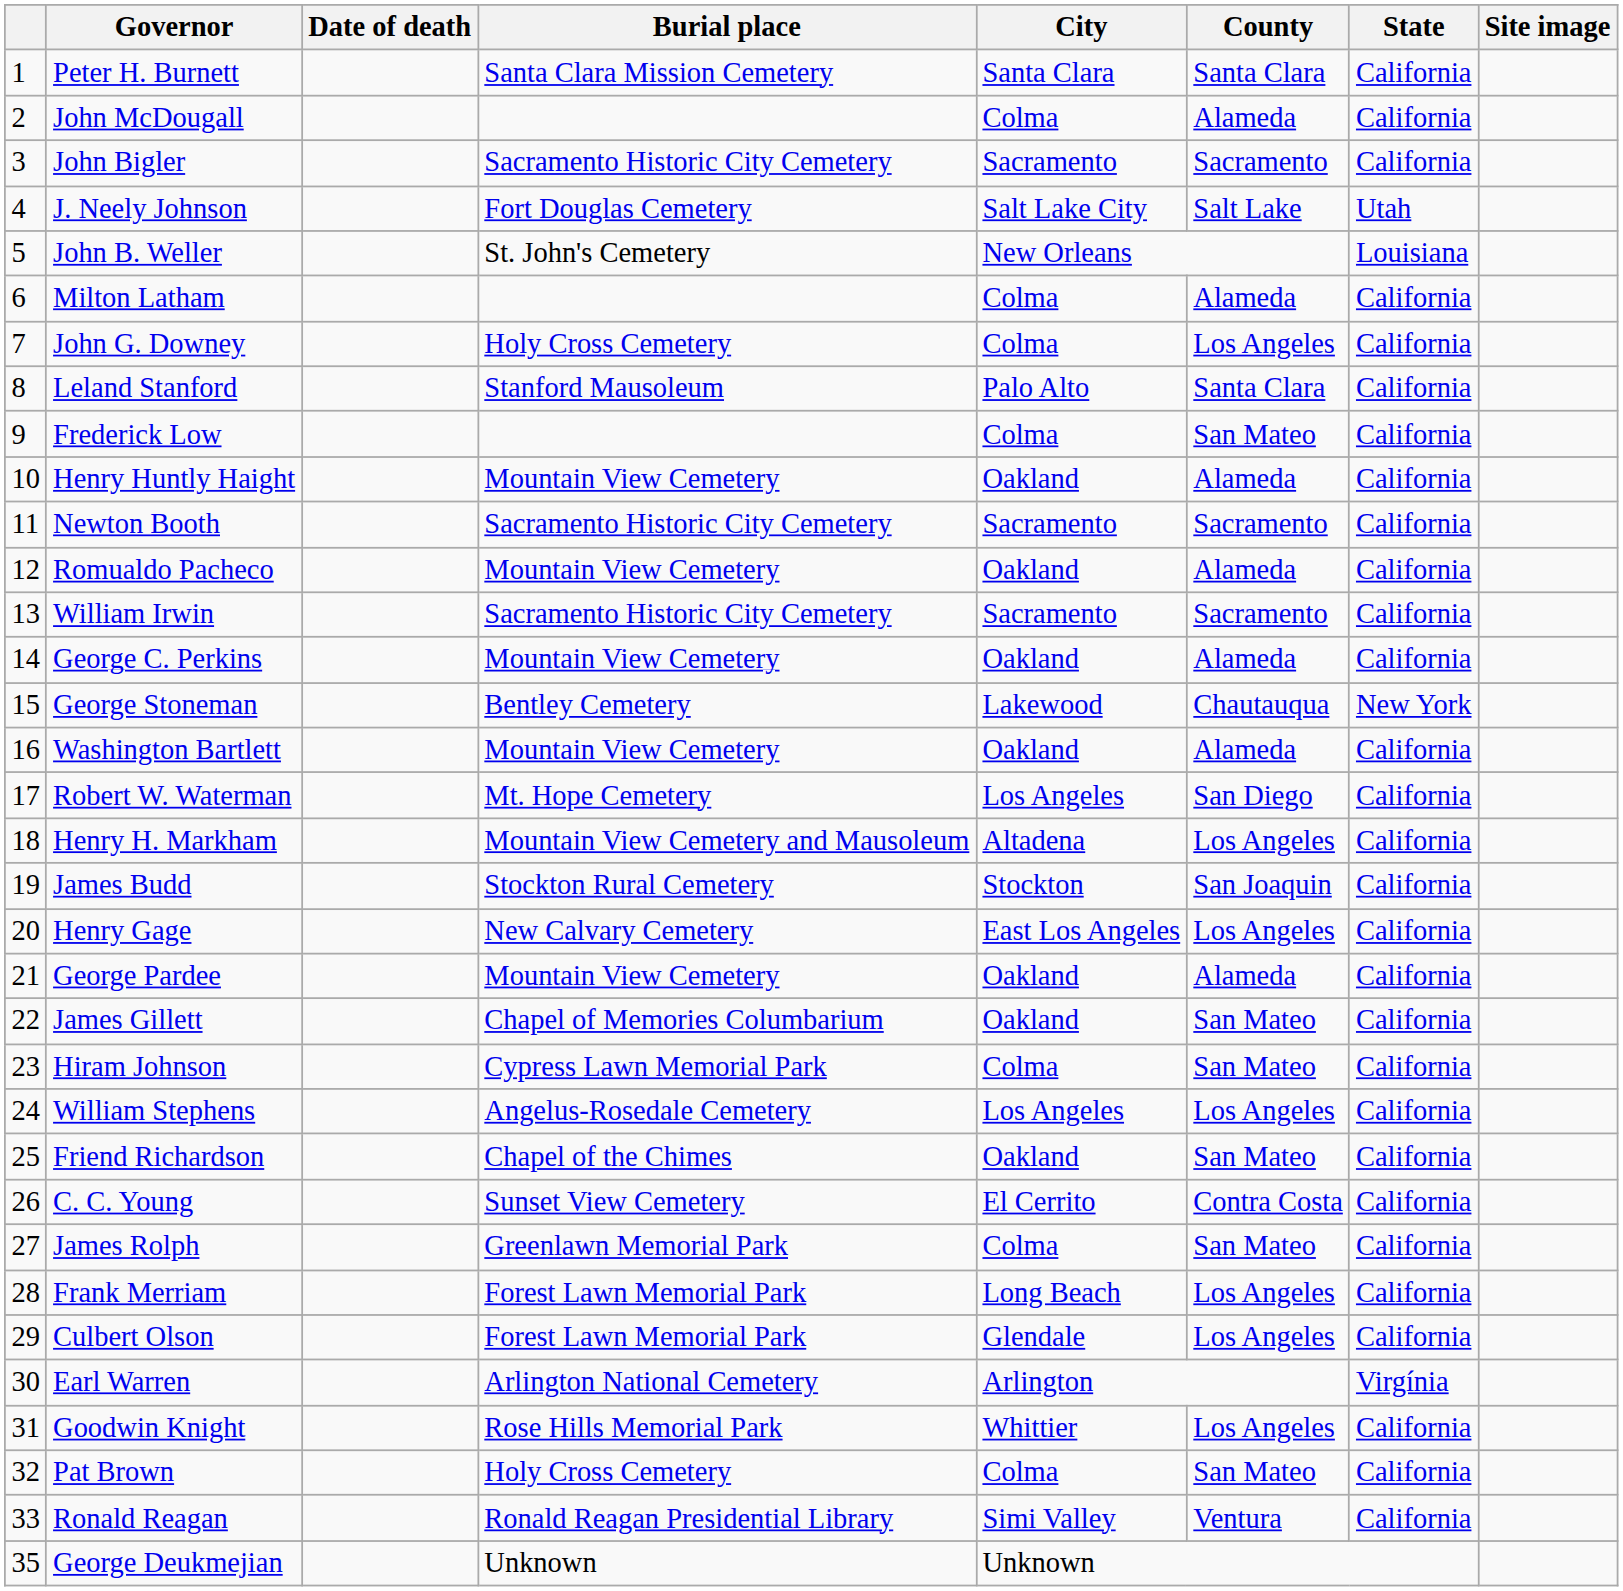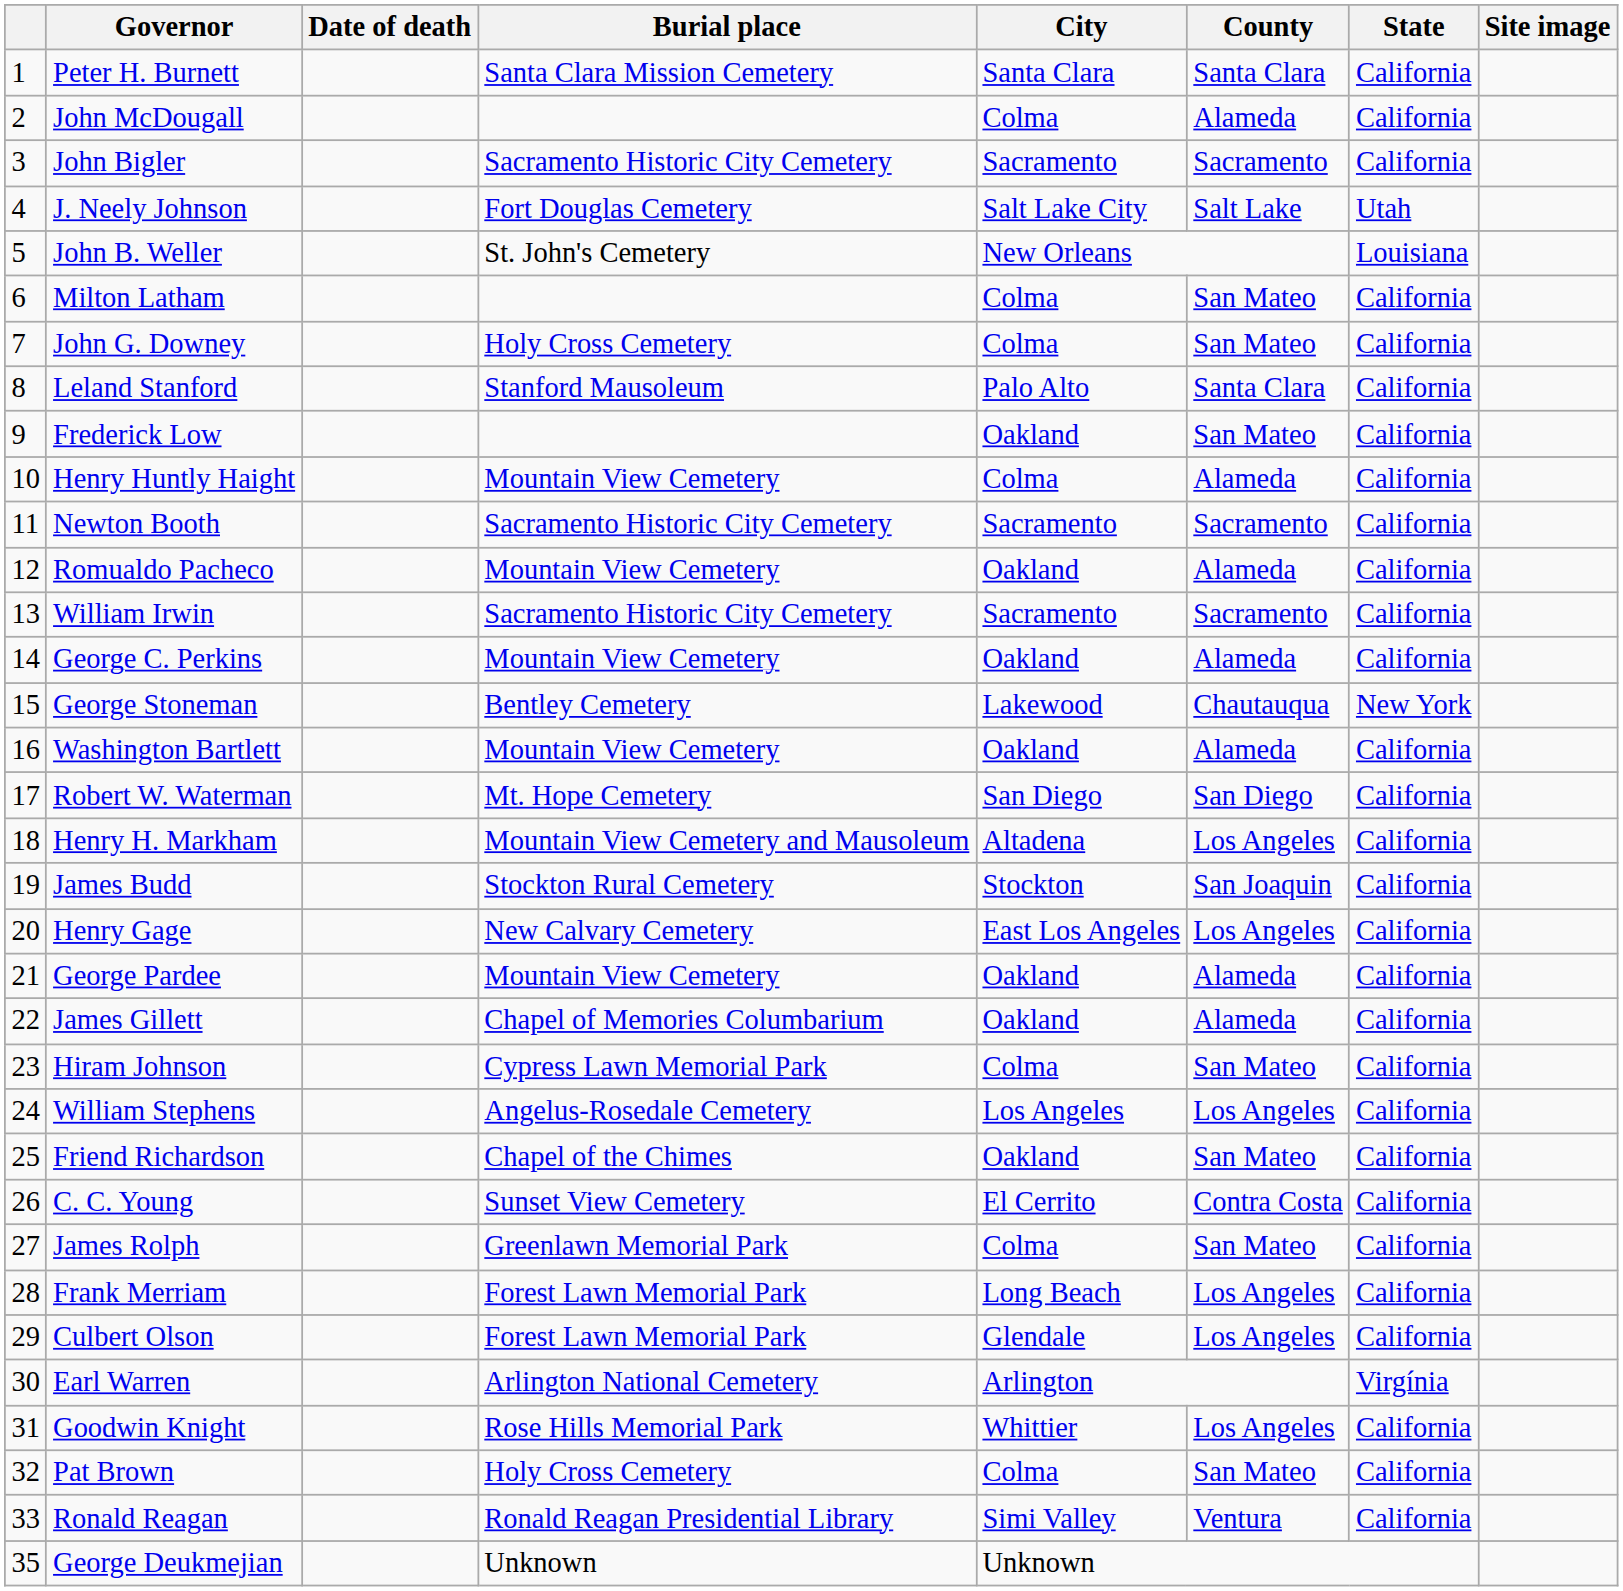(1245, 298) Alameda -> (1255, 298) San Mateo
(1264, 343) Los Angeles -> (1255, 343) San Mateo
(1020, 433) Colma -> (1031, 433) Oakland
(1031, 478) Oakland -> (1020, 478) Colma
(1053, 794) Los Angeles -> (1042, 794) San Diego
(1255, 1020) San Mateo -> (1245, 1020) Alameda
